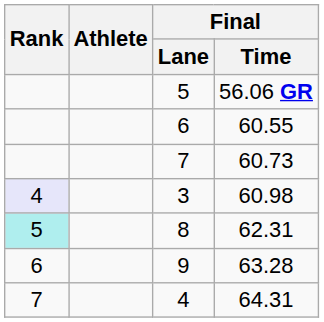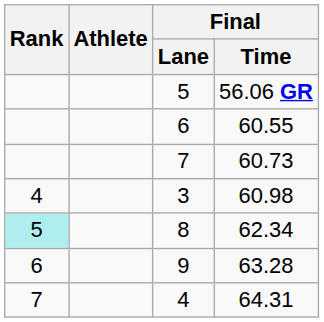(37, 195) lavender background -> (37, 195) no background
(266, 230) 62.31 -> (266, 230) 62.34
